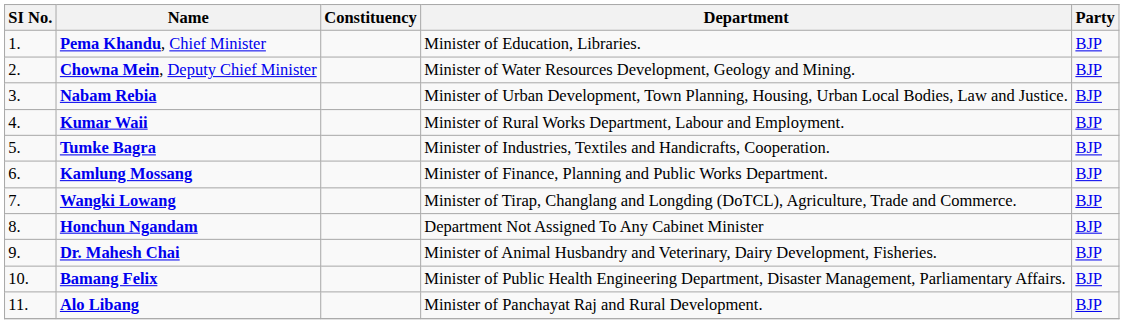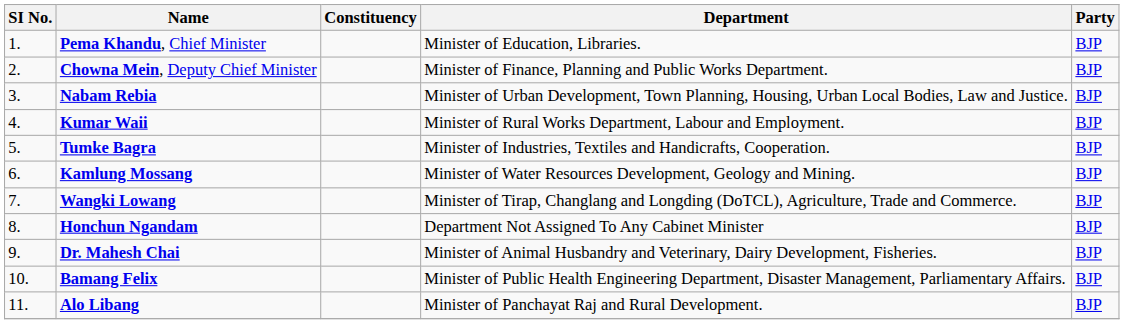(640, 69) Minister of Water Resources Development, Geology and Mining. -> (626, 69) Minister of Finance, Planning and Public Works Department.
(626, 174) Minister of Finance, Planning and Public Works Department. -> (640, 174) Minister of Water Resources Development, Geology and Mining.
